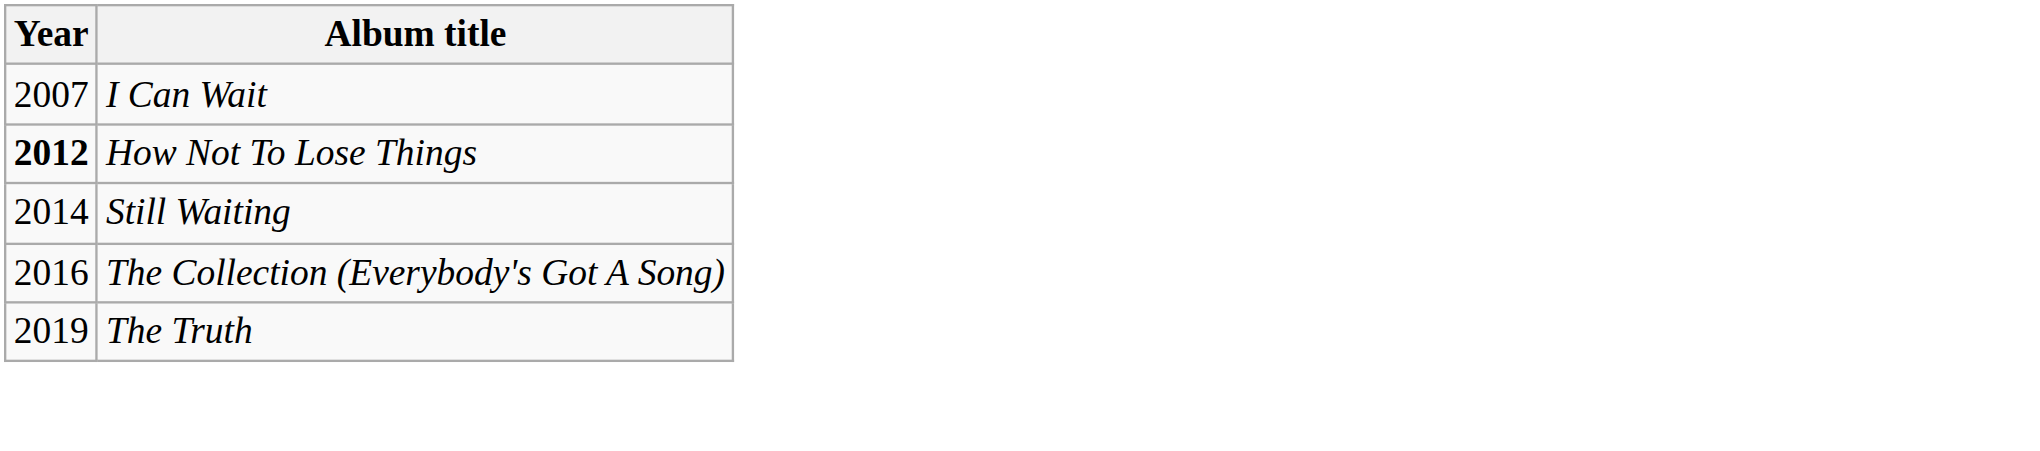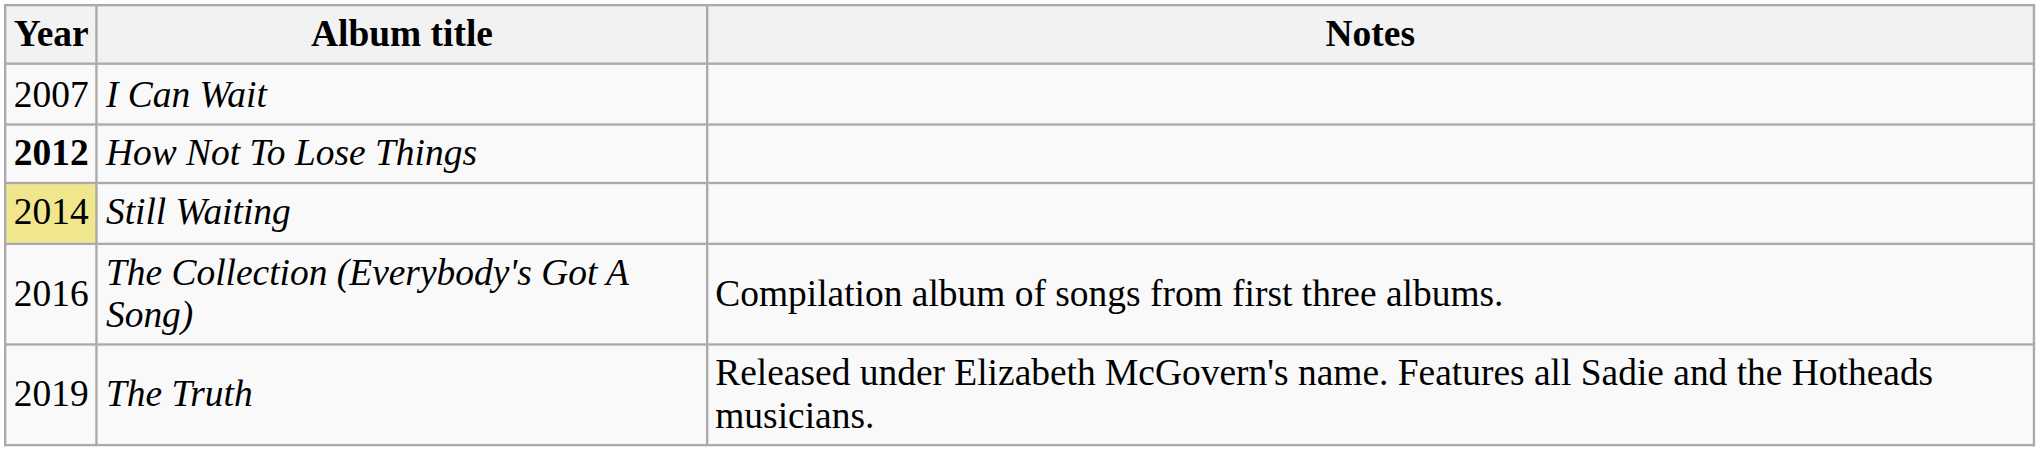+ column: (1370, 34)
(51, 212) no background -> (51, 212) khaki background
